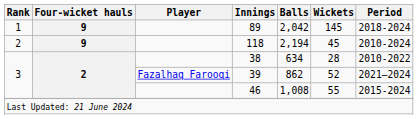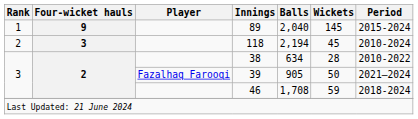(294, 28) 2,042 -> (294, 28) 2,040
(385, 28) 2018-2024 -> (385, 28) 2015-2024
(84, 44) 9 -> (84, 44) 3
(294, 75) 862 -> (294, 75) 905
(334, 75) 52 -> (334, 75) 50
(294, 91) 1,008 -> (294, 91) 1,708
(334, 91) 55 -> (334, 91) 59
(385, 91) 2015-2024 -> (385, 91) 2018-2024
